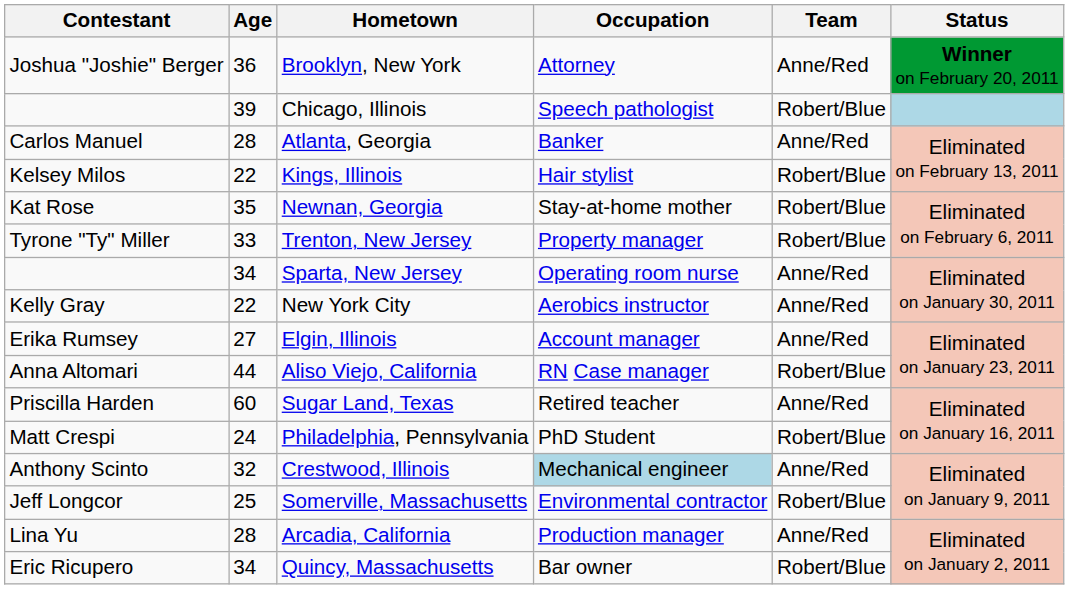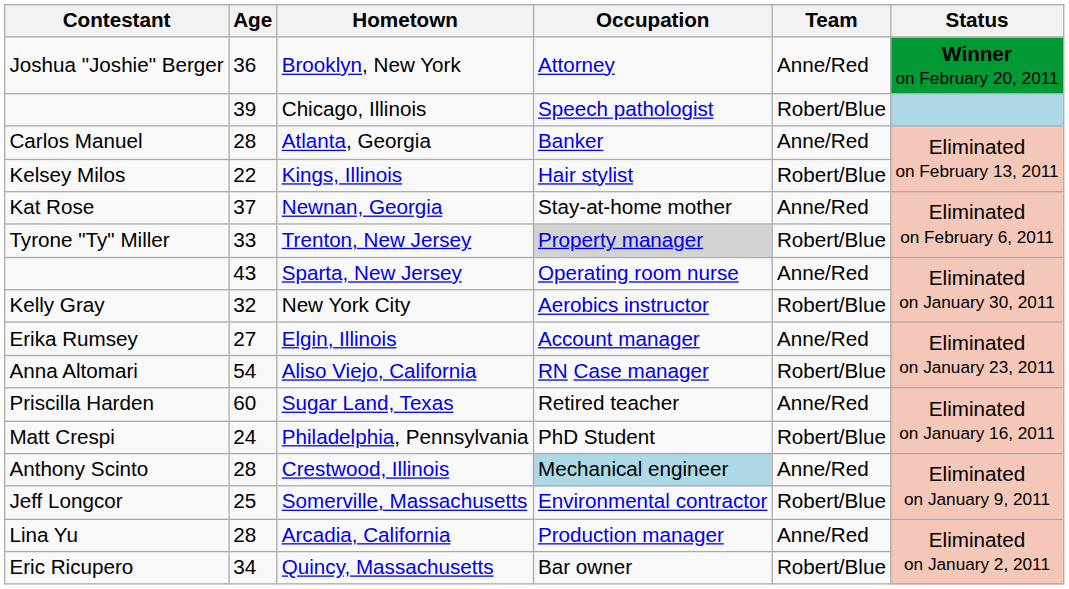(245, 207) 35 -> (245, 207) 37
(831, 207) Robert/Blue -> (823, 207) Anne/Red
(621, 240) no background -> (621, 240) lightgrey background
(245, 273) 34 -> (245, 273) 43
(245, 305) 22 -> (245, 305) 32
(823, 305) Anne/Red -> (831, 305) Robert/Blue
(245, 371) 44 -> (245, 371) 54
(245, 469) 32 -> (245, 469) 28
